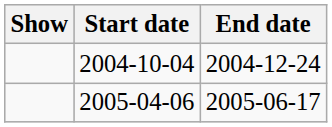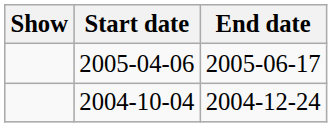rows swapped: (137, 63) <-> (137, 102)
